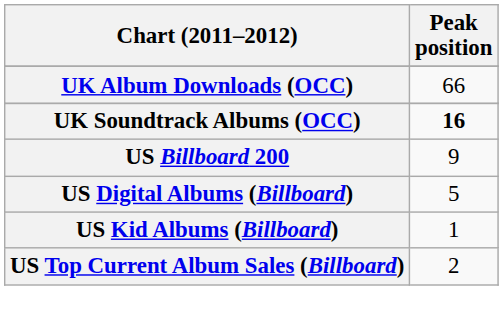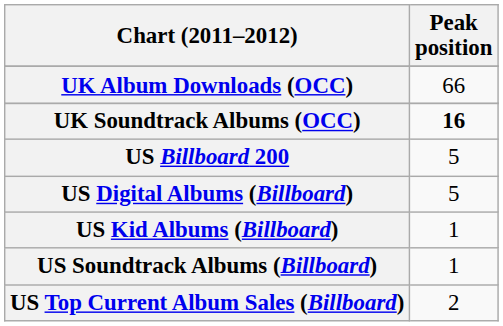(454, 157) 9 -> (454, 157) 5
+ row: (207, 266)
